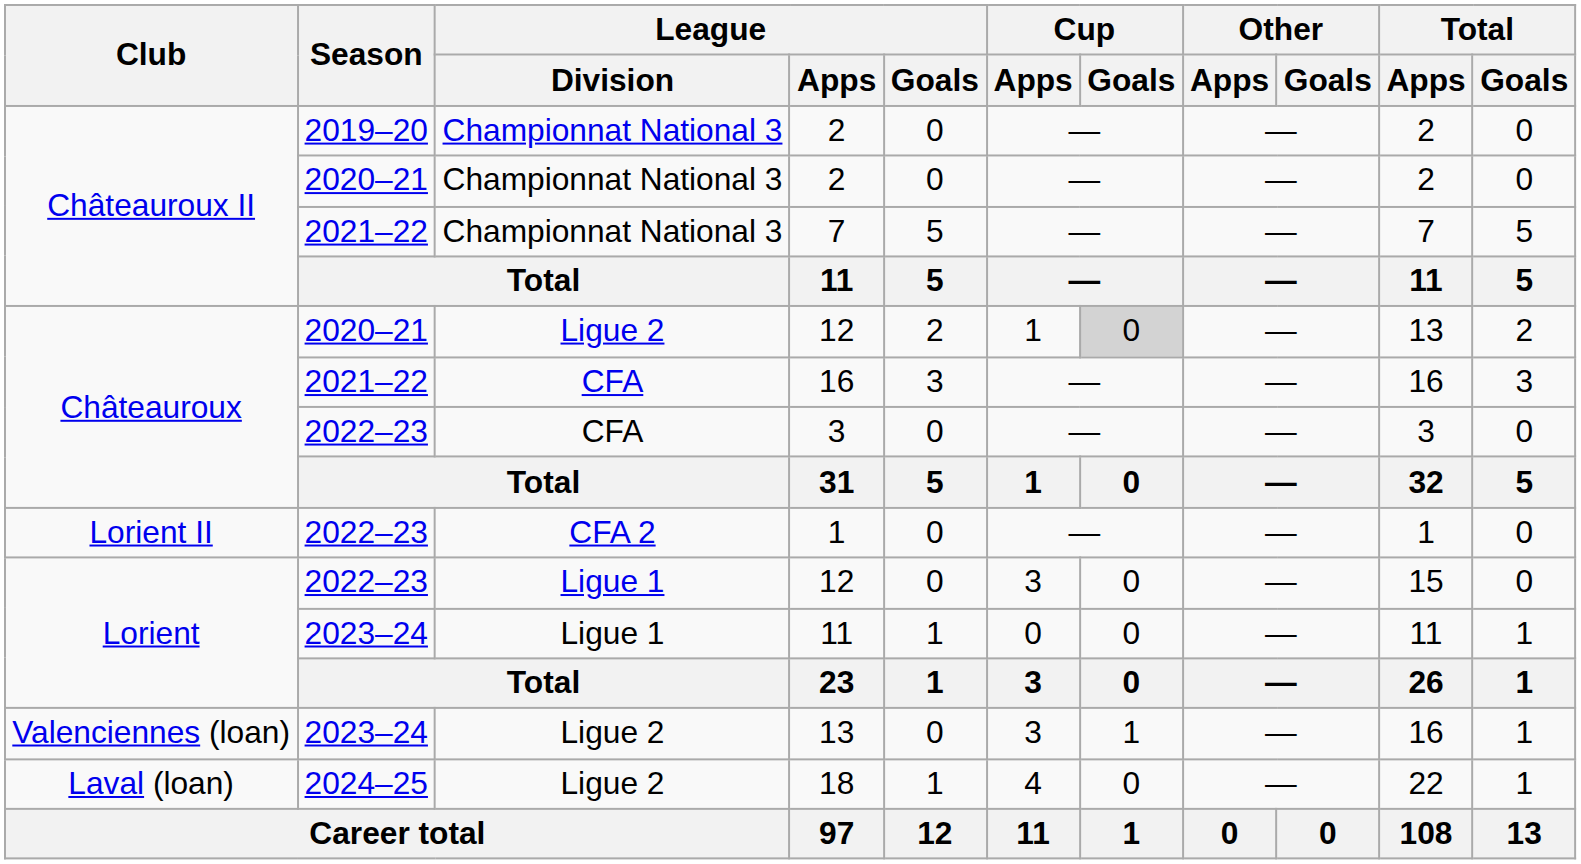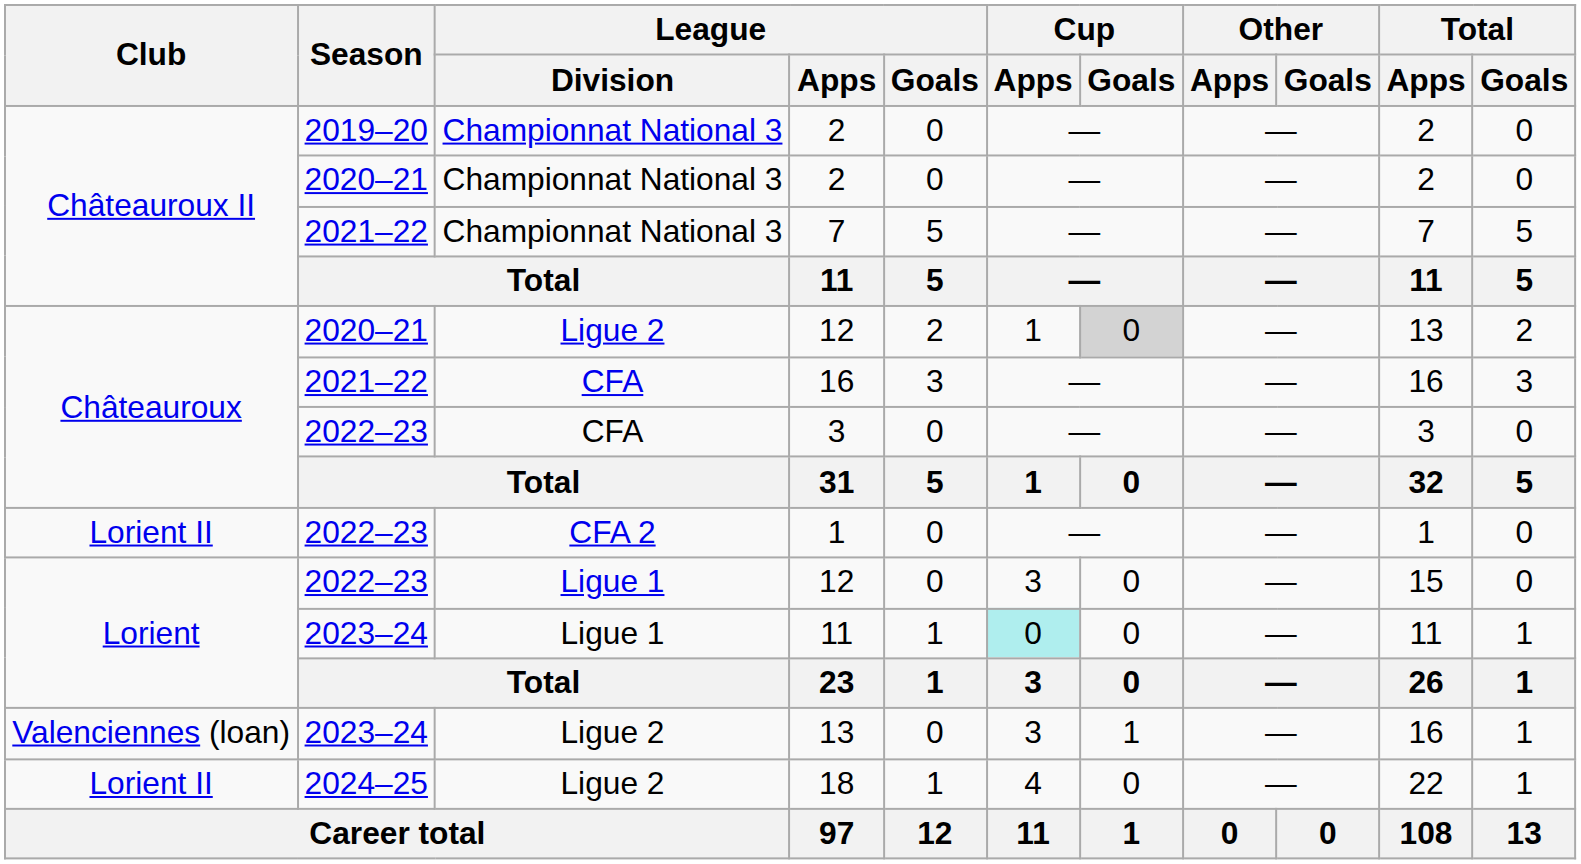(1033, 632) no background -> (1033, 632) paleturquoise background
(151, 783) Laval (loan) -> (151, 783) Lorient II
